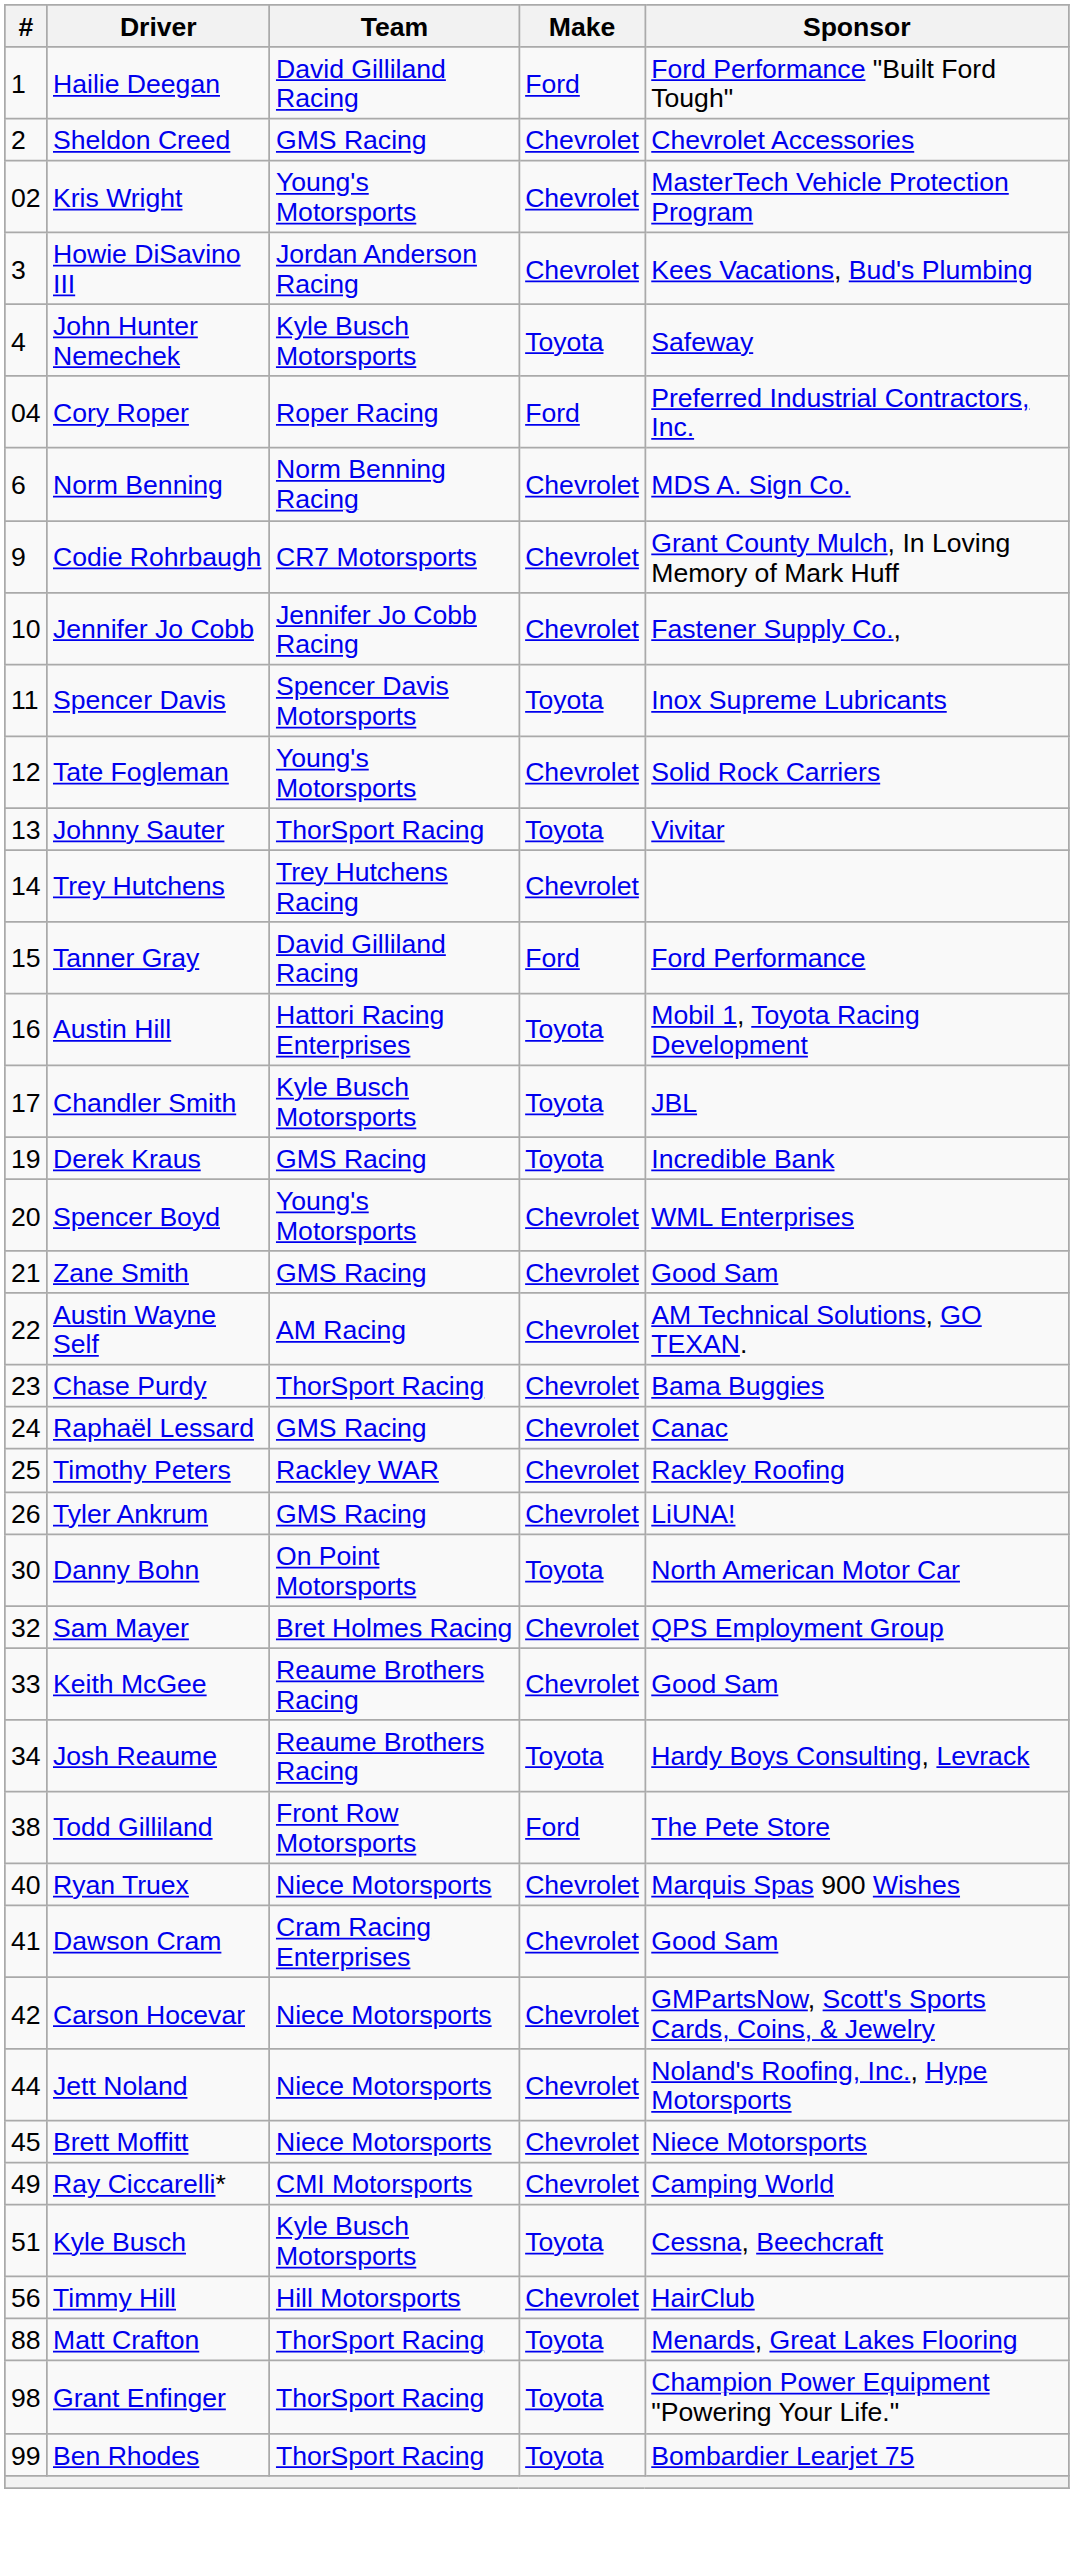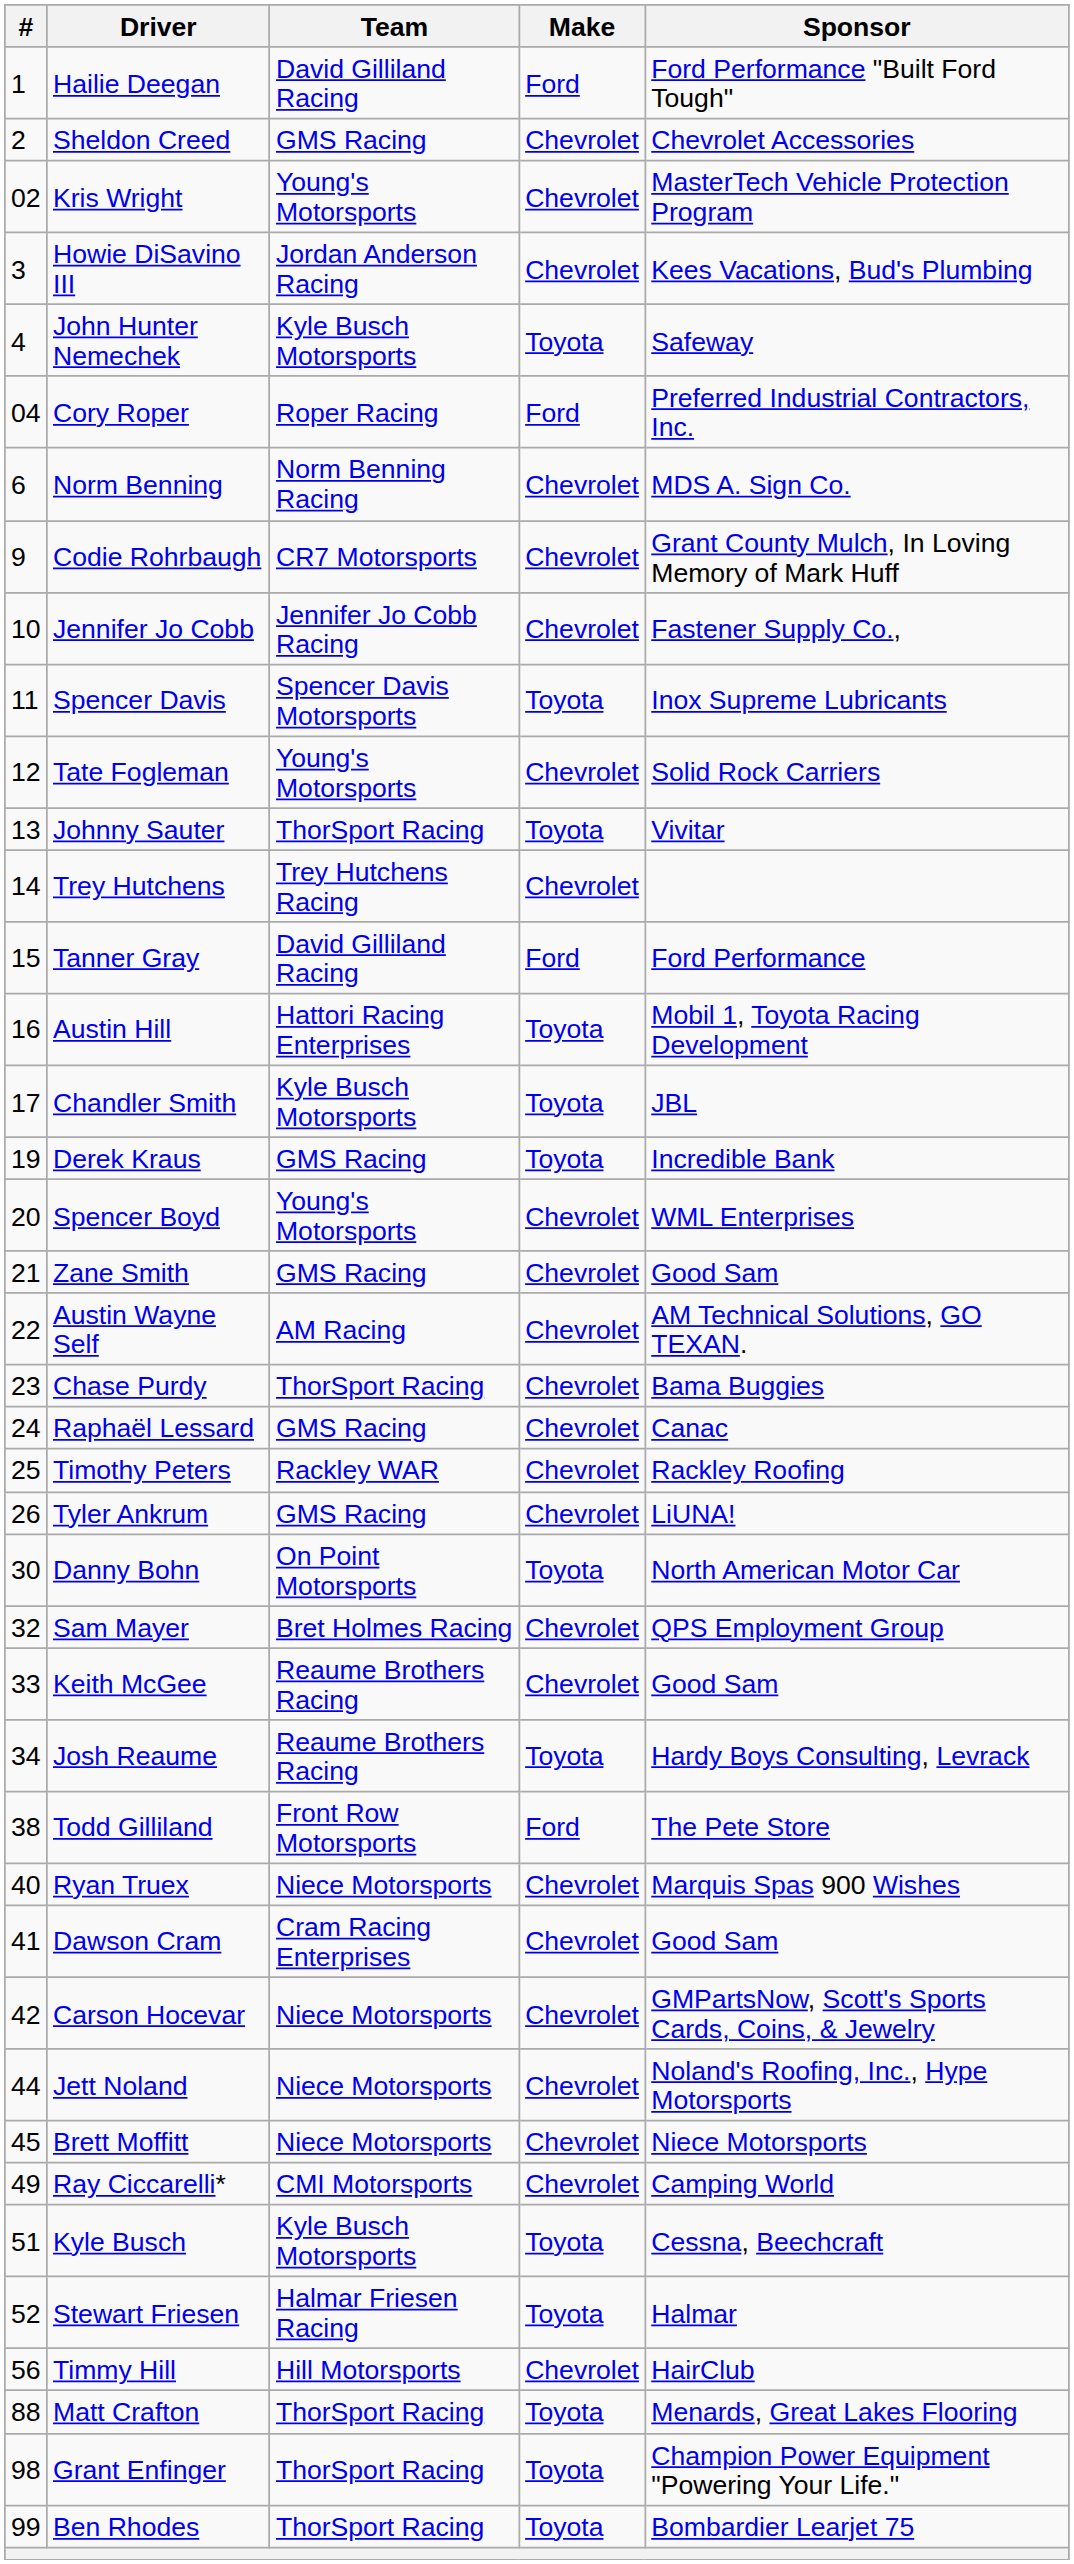+ row: (146, 2313)
